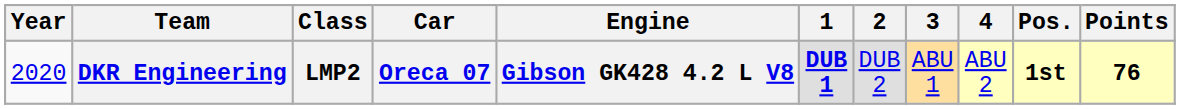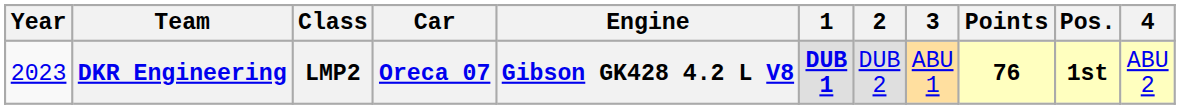columns swapped: (986, 23) <-> (1127, 23)
(39, 73) 2020 -> (39, 73) 2023
